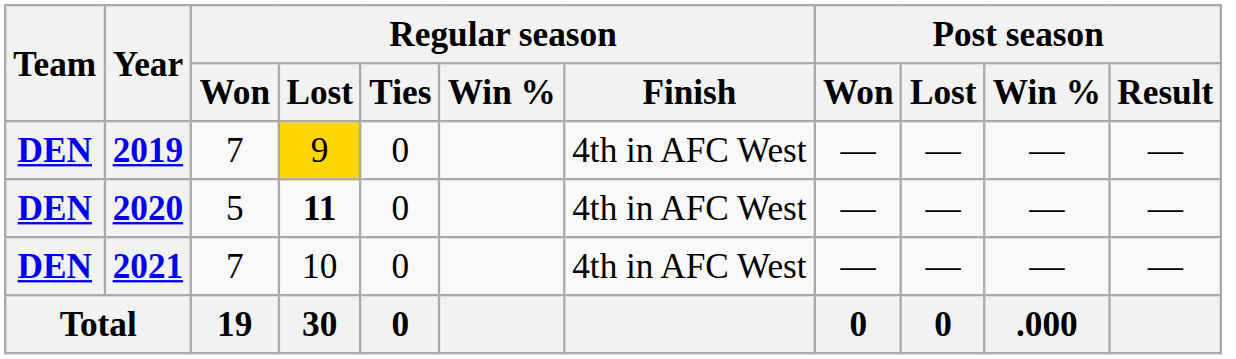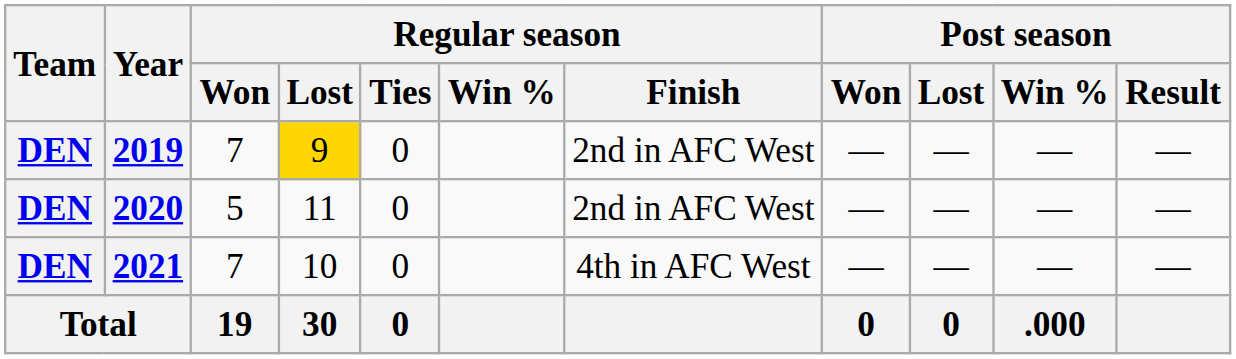(689, 150) 4th in AFC West -> (693, 150) 2nd in AFC West
(320, 208) bold -> (320, 208) normal
(689, 208) 4th in AFC West -> (693, 208) 2nd in AFC West
